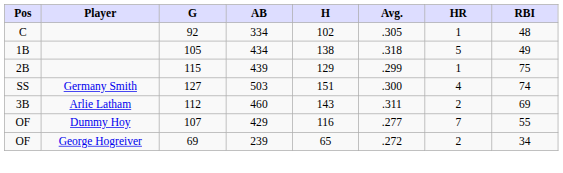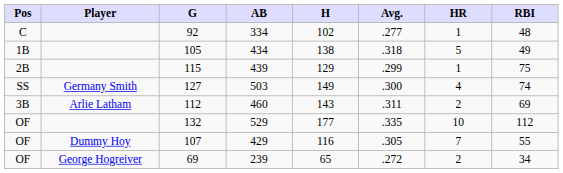(392, 31) .305 -> (392, 31) .277
(325, 86) 151 -> (325, 86) 149
+ row: (193, 123)
(392, 123) .277 -> (392, 141) .305
